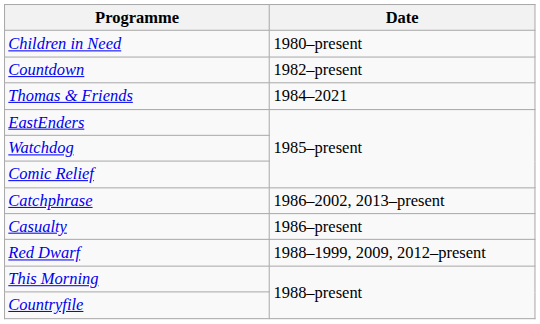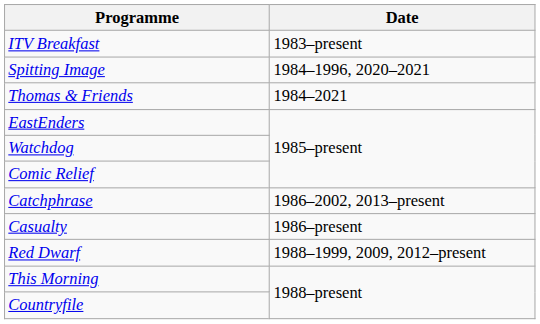- row: (65, 43)
- row: (46, 69)
+ row: (54, 43)
+ row: (57, 69)
